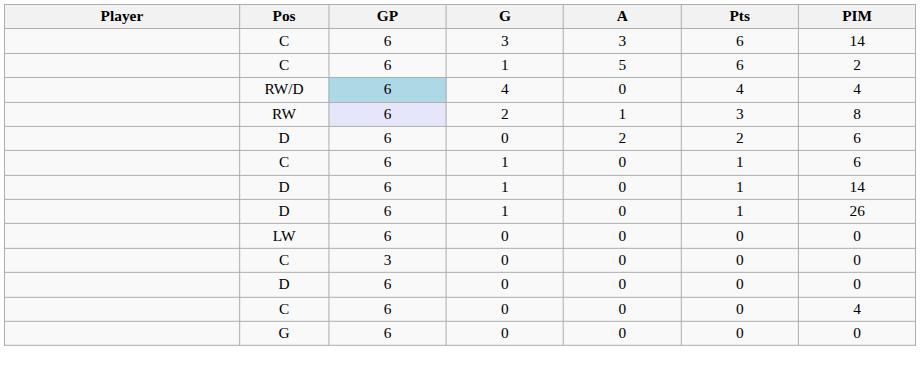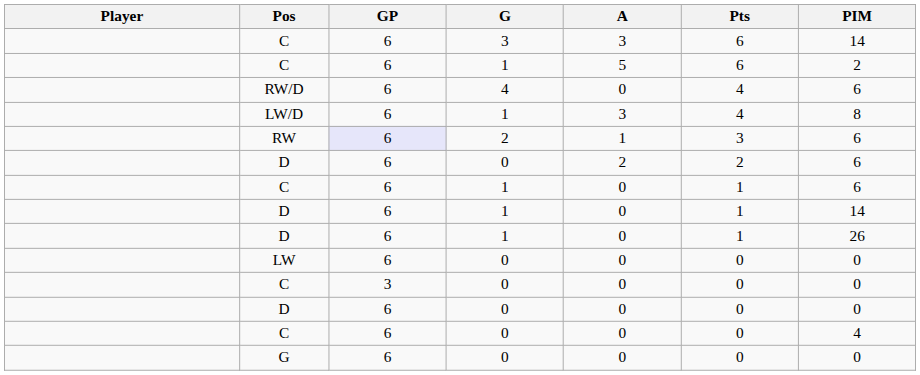(387, 89) lightblue background -> (387, 89) no background
(857, 89) 4 -> (857, 89) 6
+ row: (284, 114)
(857, 114) 8 -> (857, 138) 6
